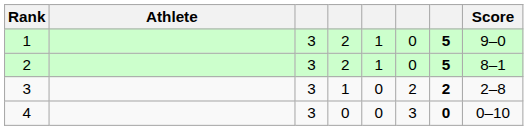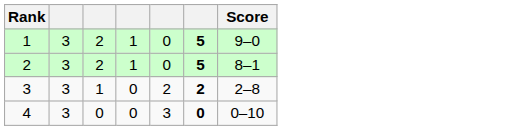- column: (172, 17)
